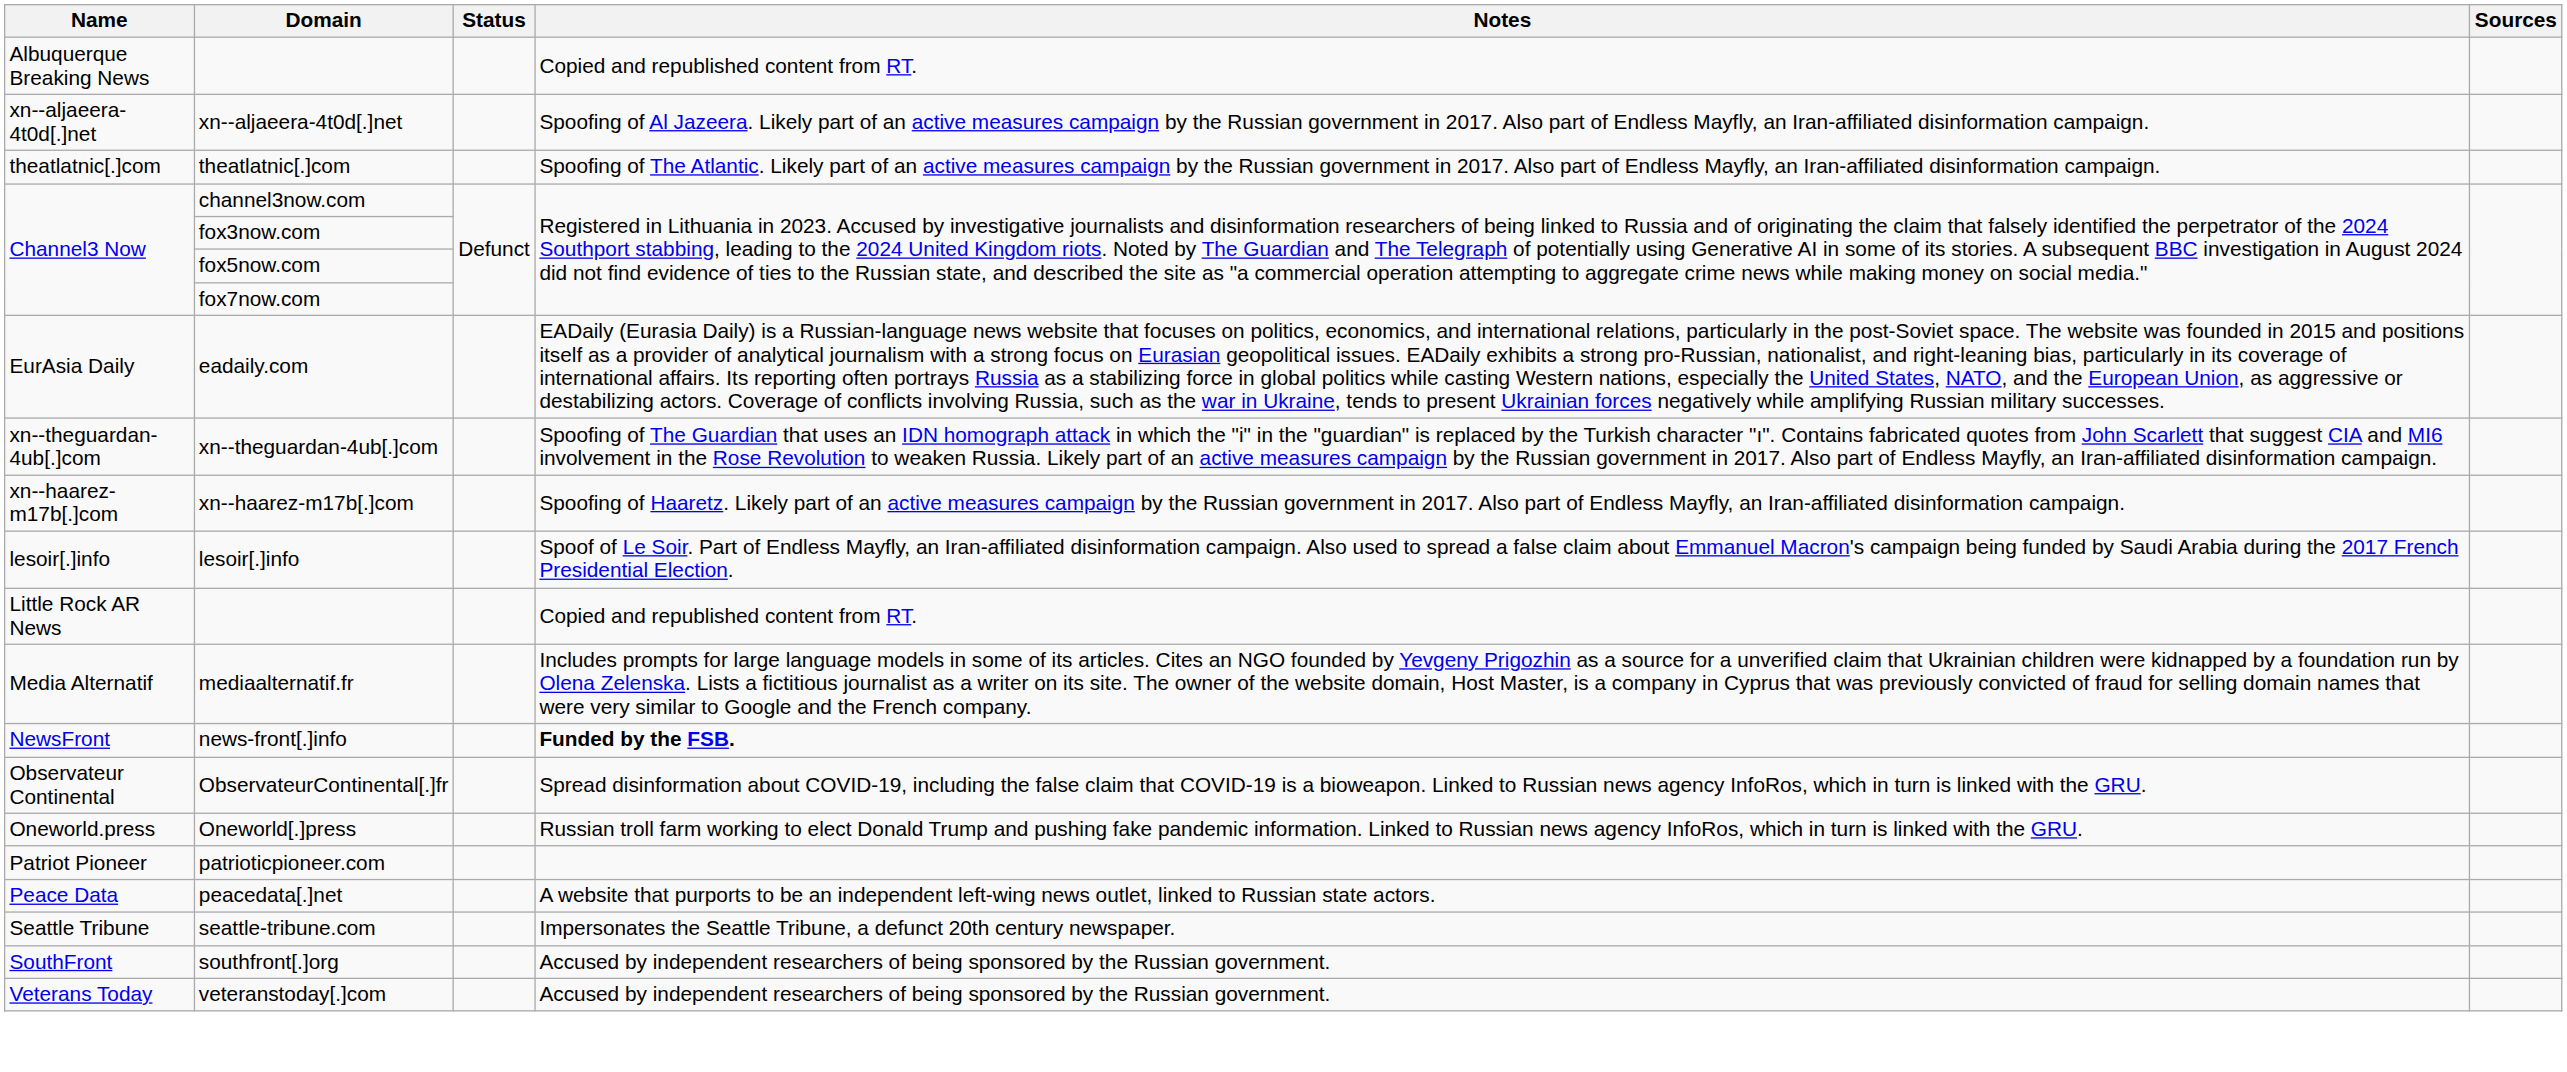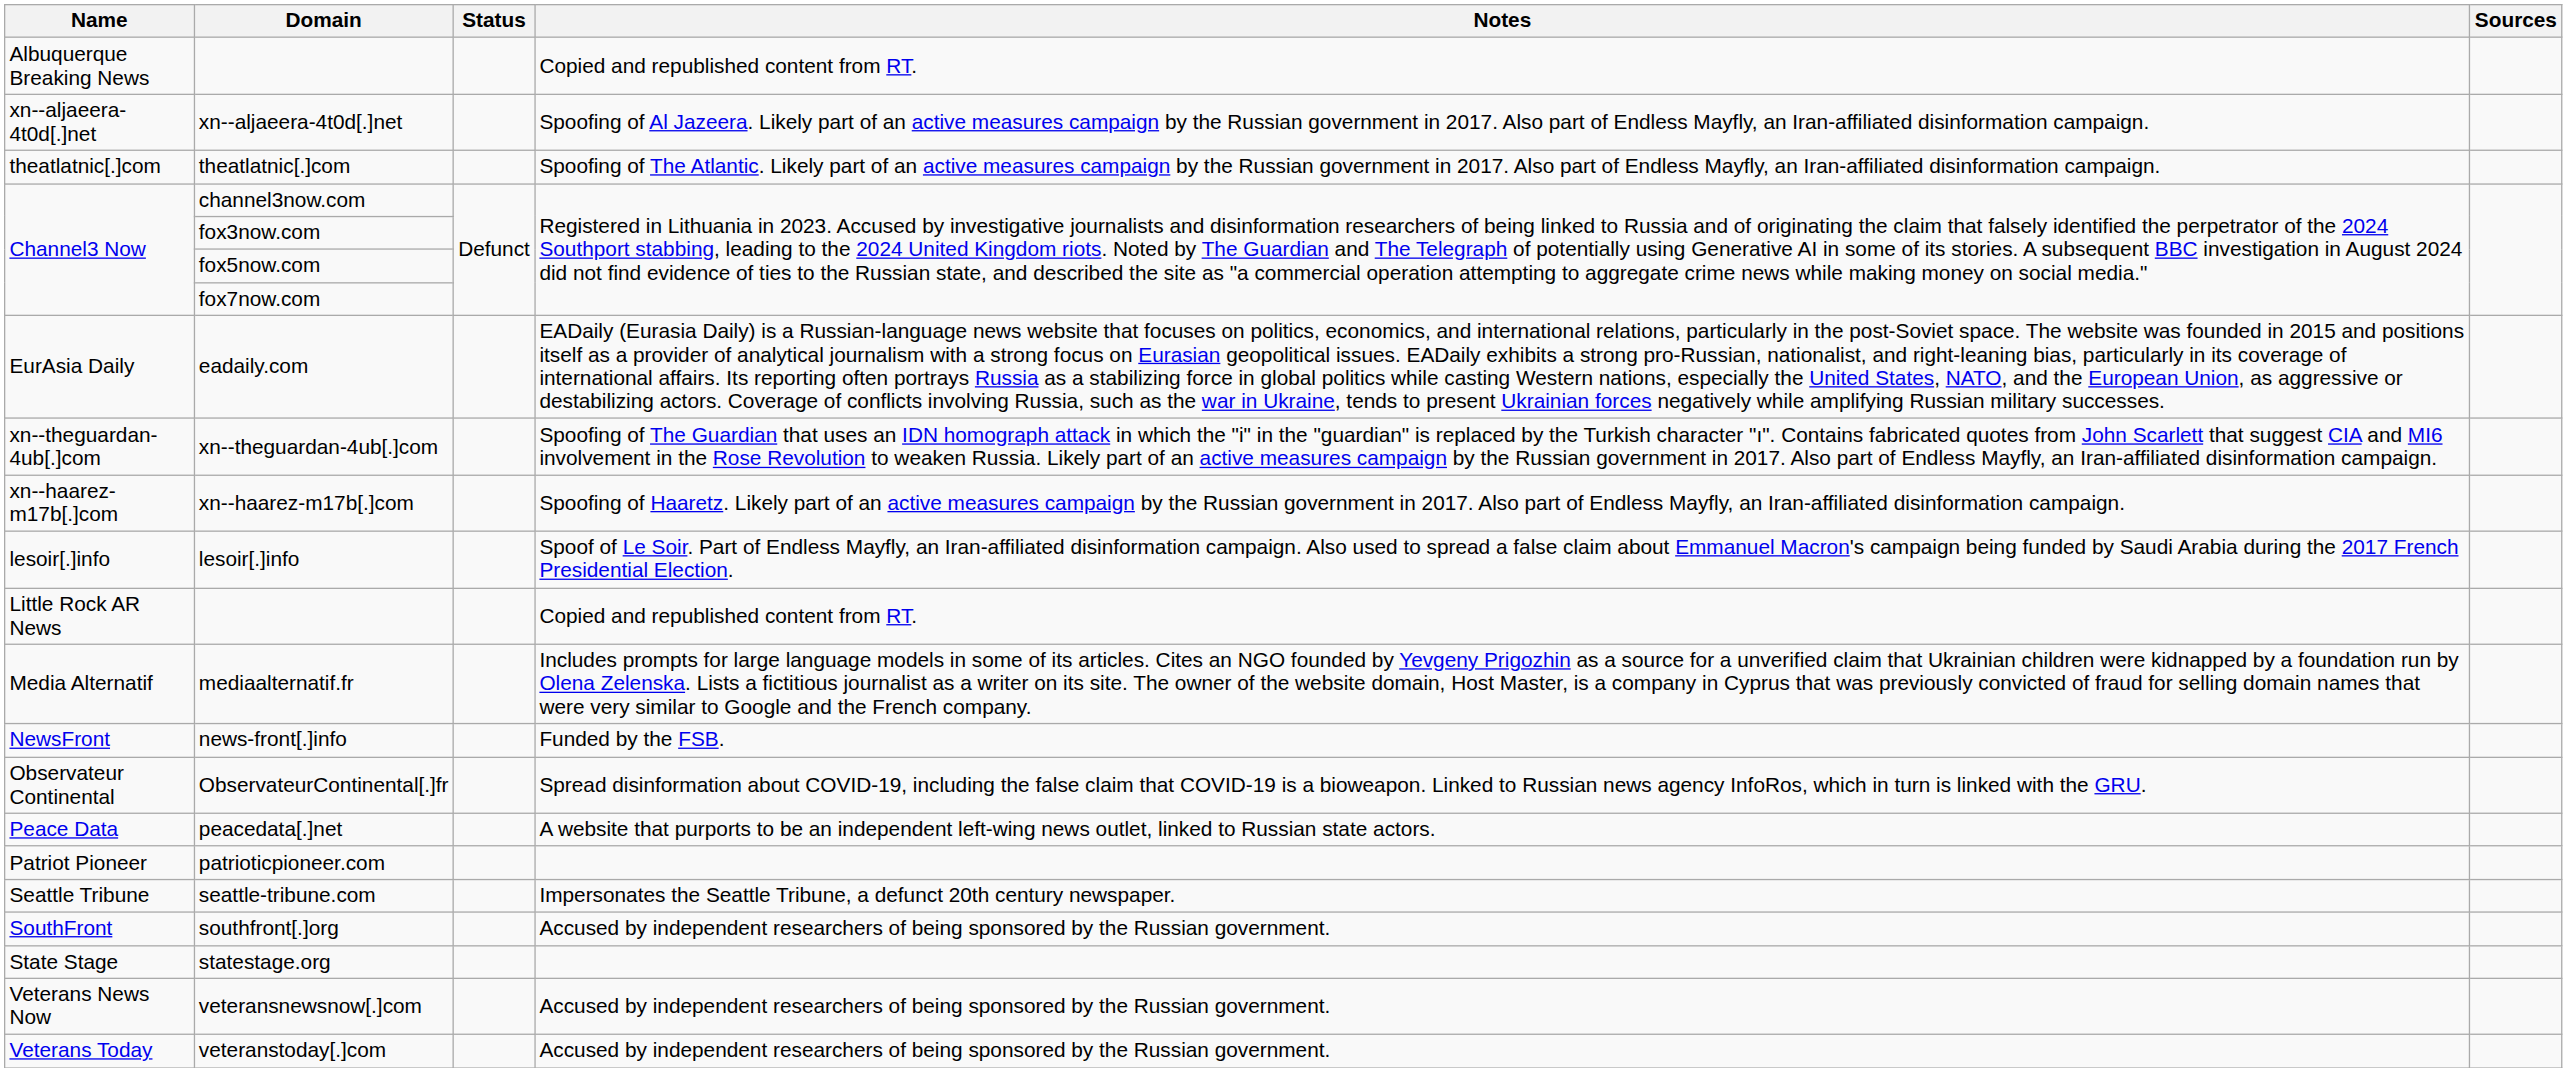(637, 740) bold -> (632, 740) normal
- row: (82, 829)
rows swapped: (78, 862) <-> (64, 895)
+ row: (64, 961)
+ row: (79, 1006)
